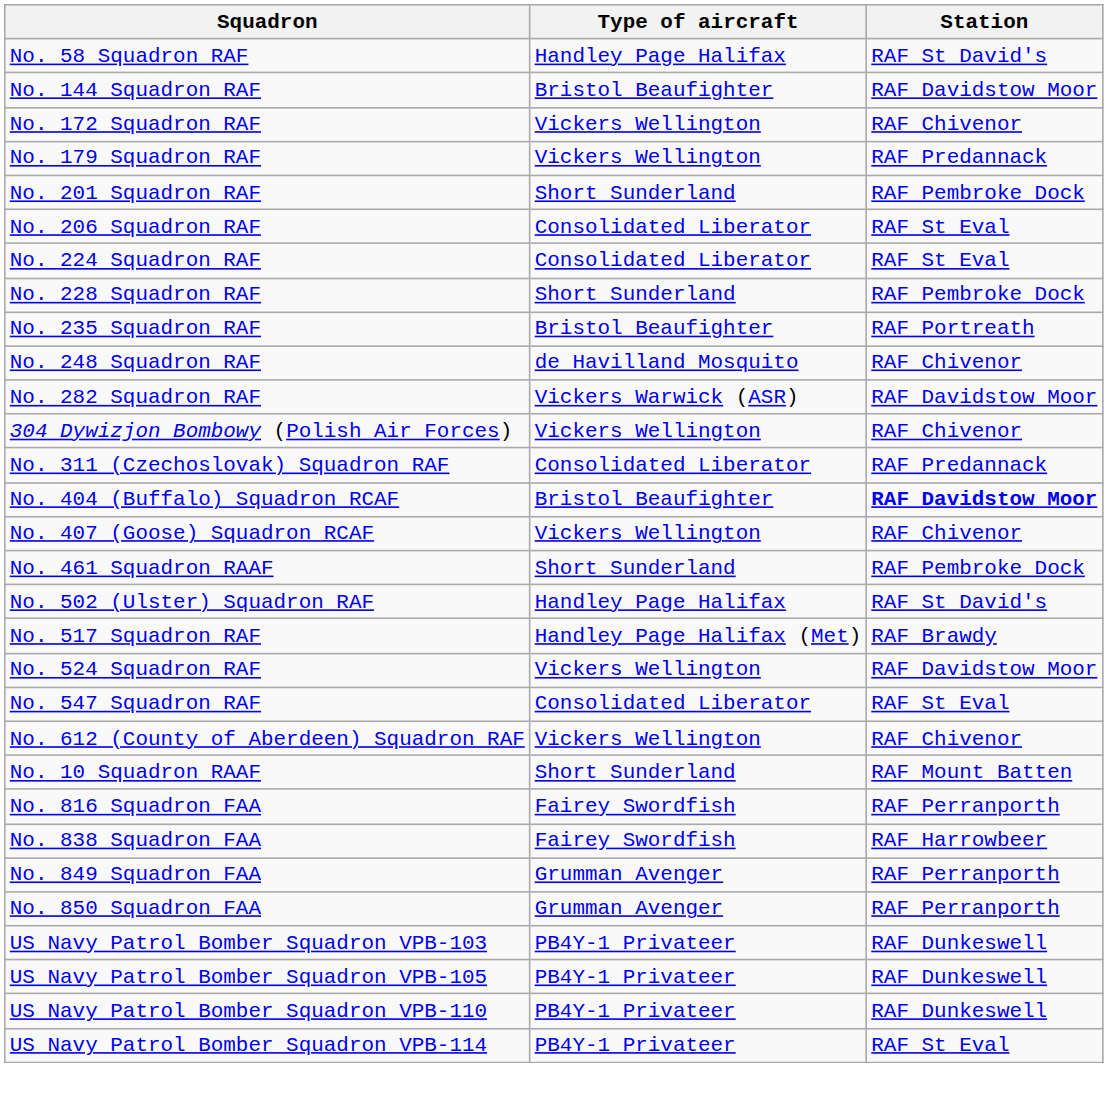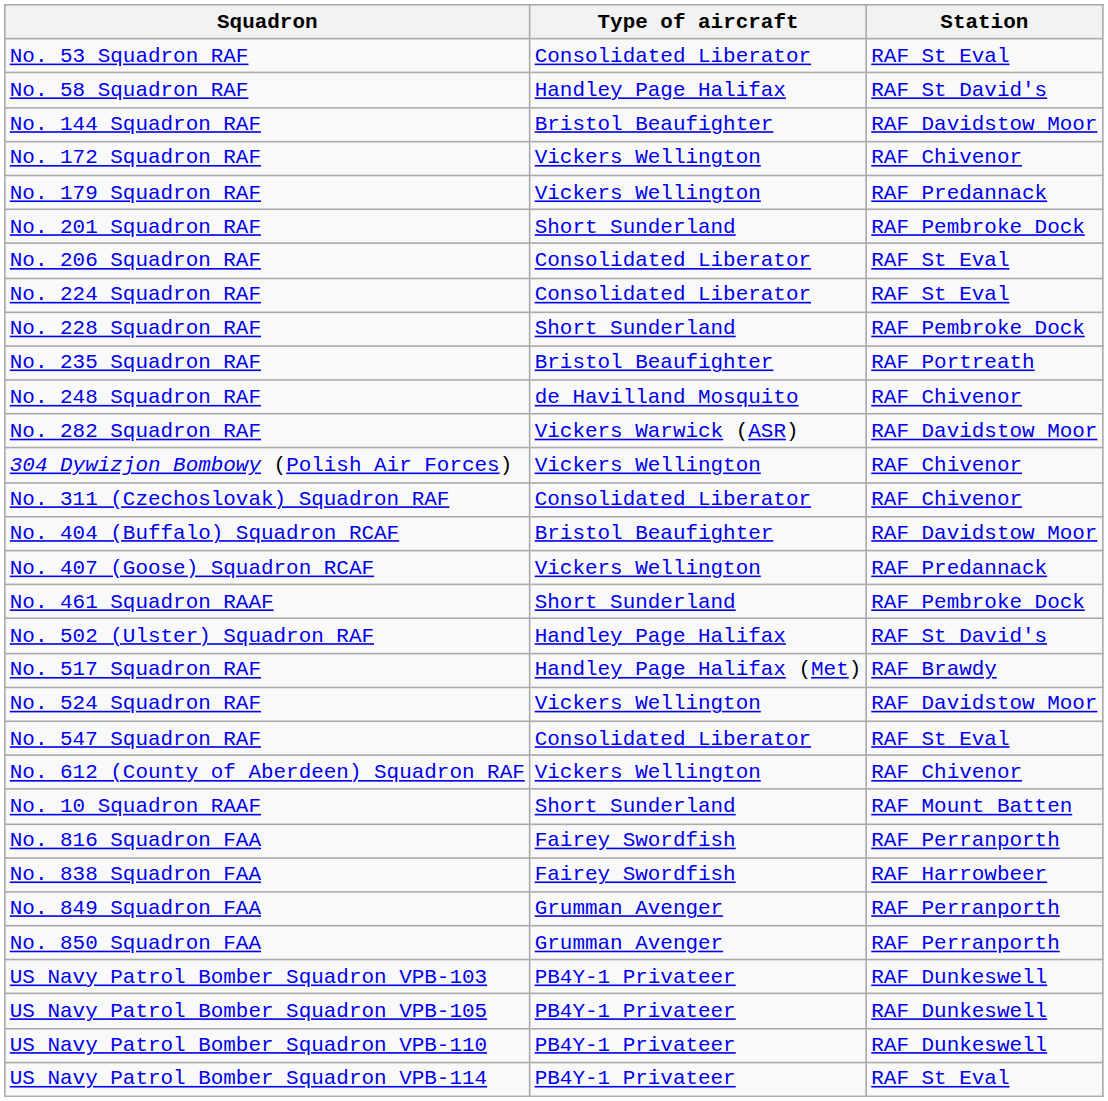+ row: (129, 56)
(959, 465) RAF Predannack -> (947, 499) RAF Chivenor
(984, 499) bold -> (984, 534) normal
(947, 534) RAF Chivenor -> (959, 568) RAF Predannack
